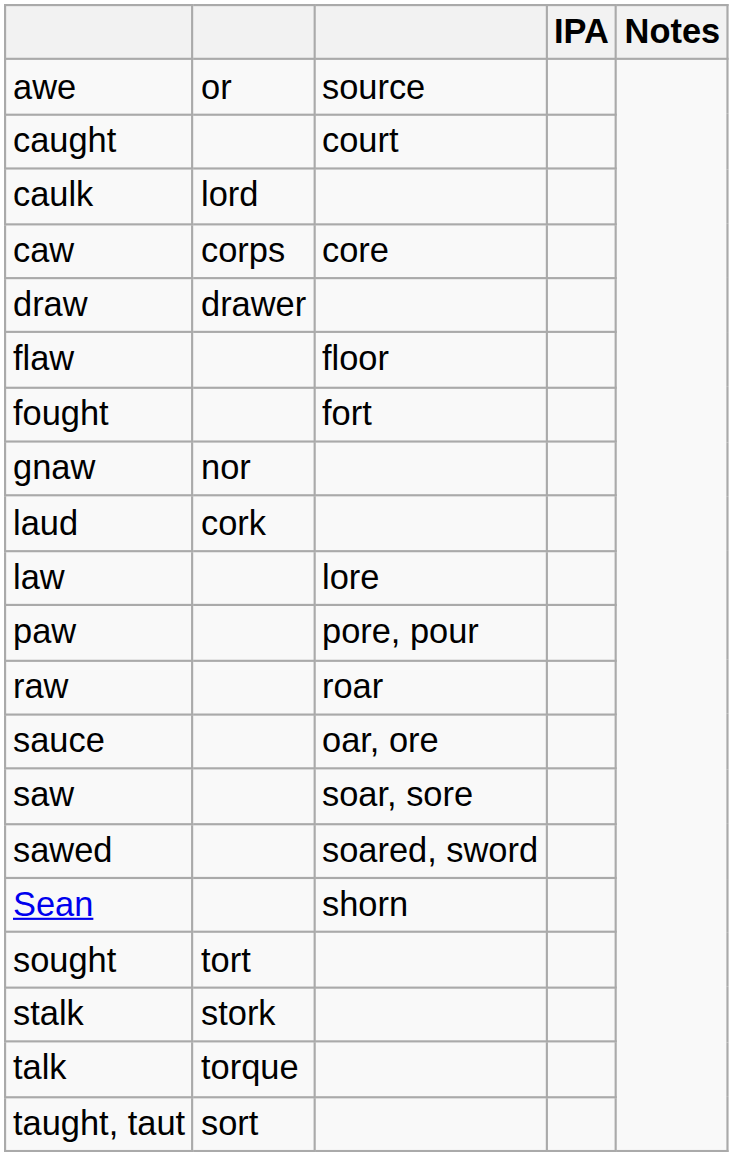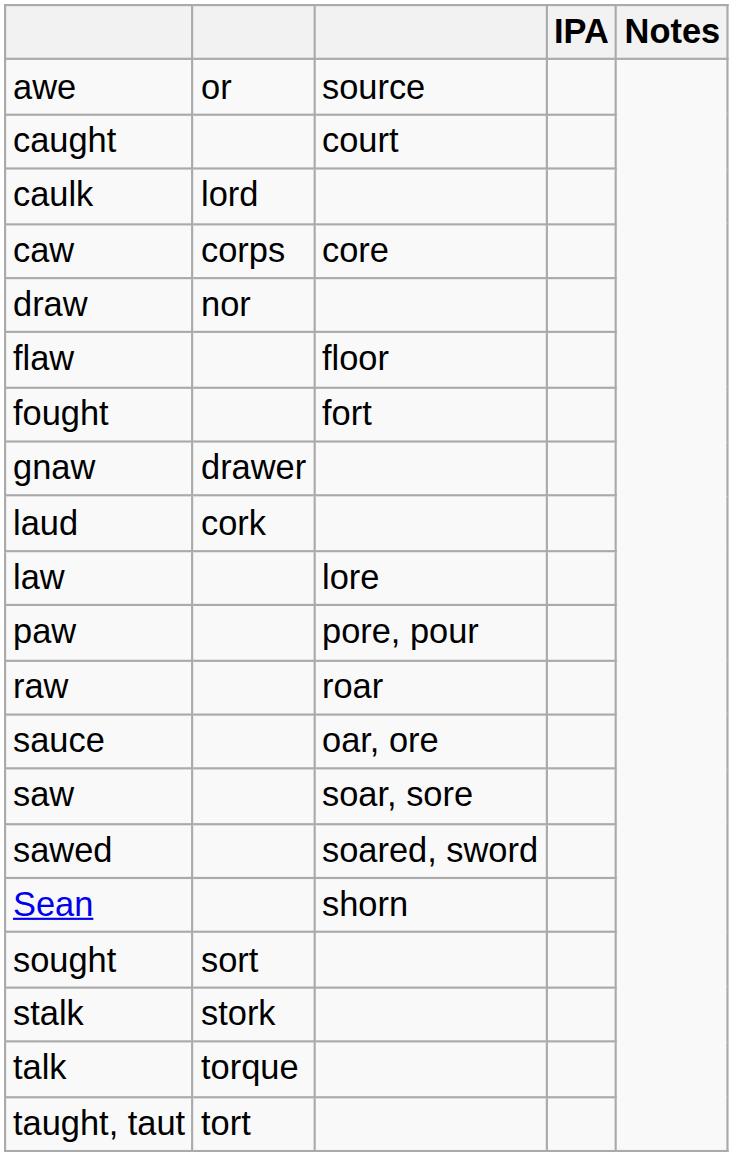(254, 304) drawer -> (226, 304) nor
(226, 468) nor -> (254, 468) drawer
(226, 959) tort -> (230, 959) sort
(230, 1122) sort -> (226, 1122) tort
